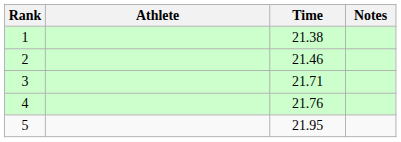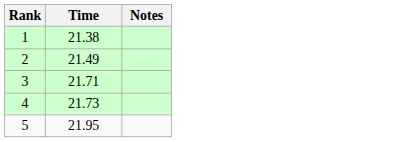- column: (158, 15)
(308, 59) 21.46 -> (84, 59) 21.49
(308, 103) 21.76 -> (84, 103) 21.73
